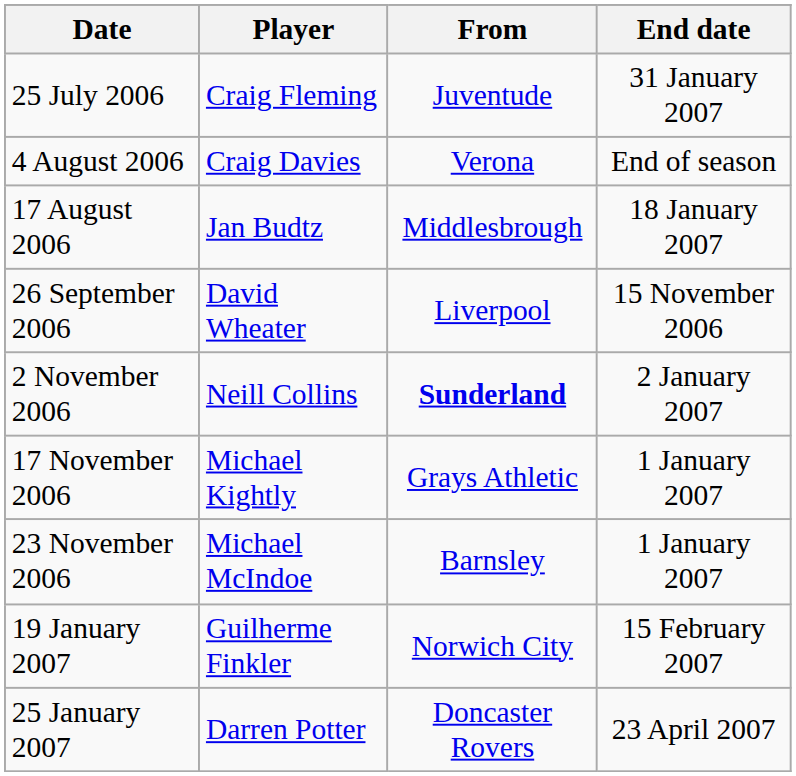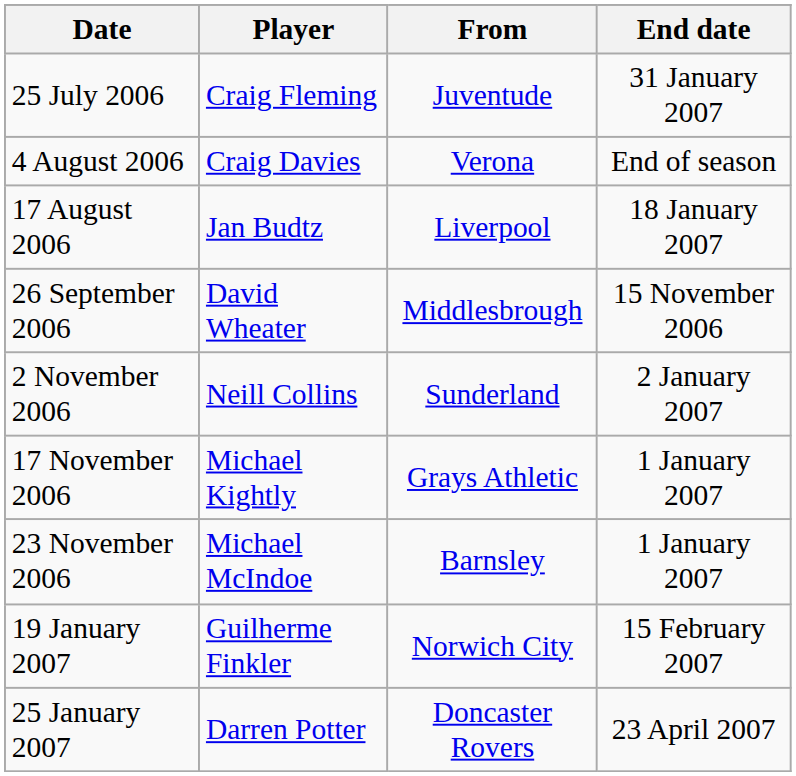(492, 227) Middlesbrough -> (492, 227) Liverpool
(492, 310) Liverpool -> (492, 310) Middlesbrough
(492, 394) bold -> (492, 394) normal
